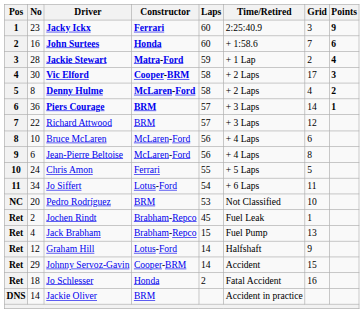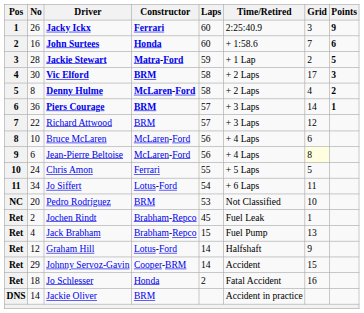(35, 28) 23 -> (35, 28) 26
(334, 59) 4 -> (334, 59) 5
(162, 75) Cooper-BRM -> (145, 75) BRM
(310, 154) no background -> (310, 154) lightyellow background
